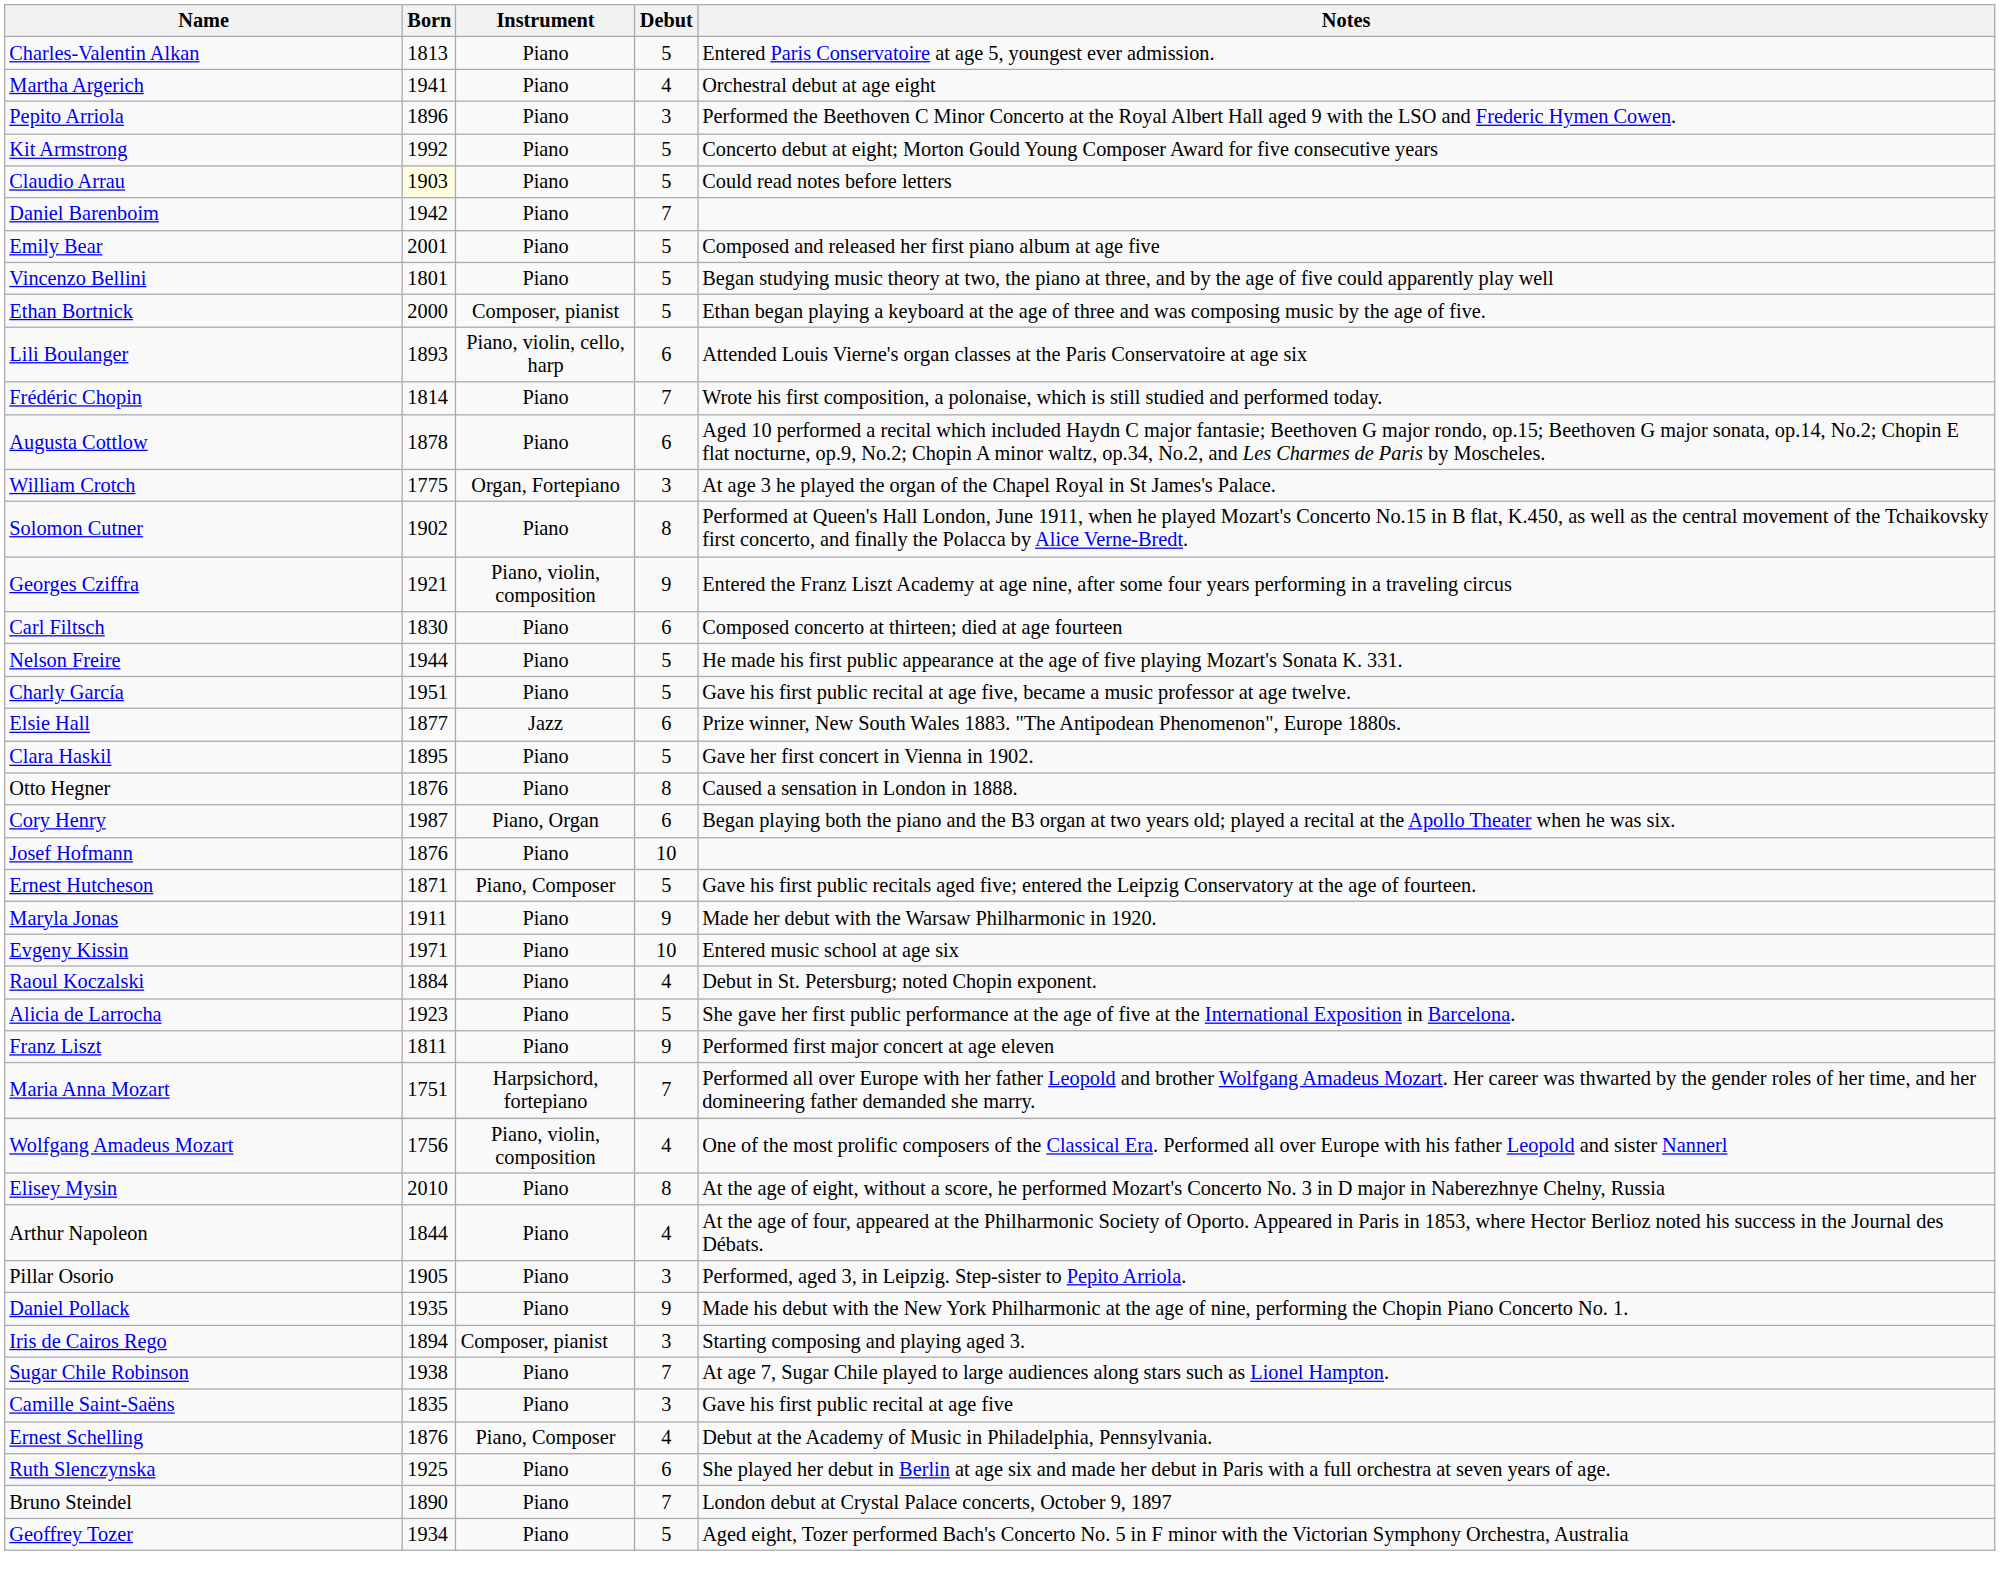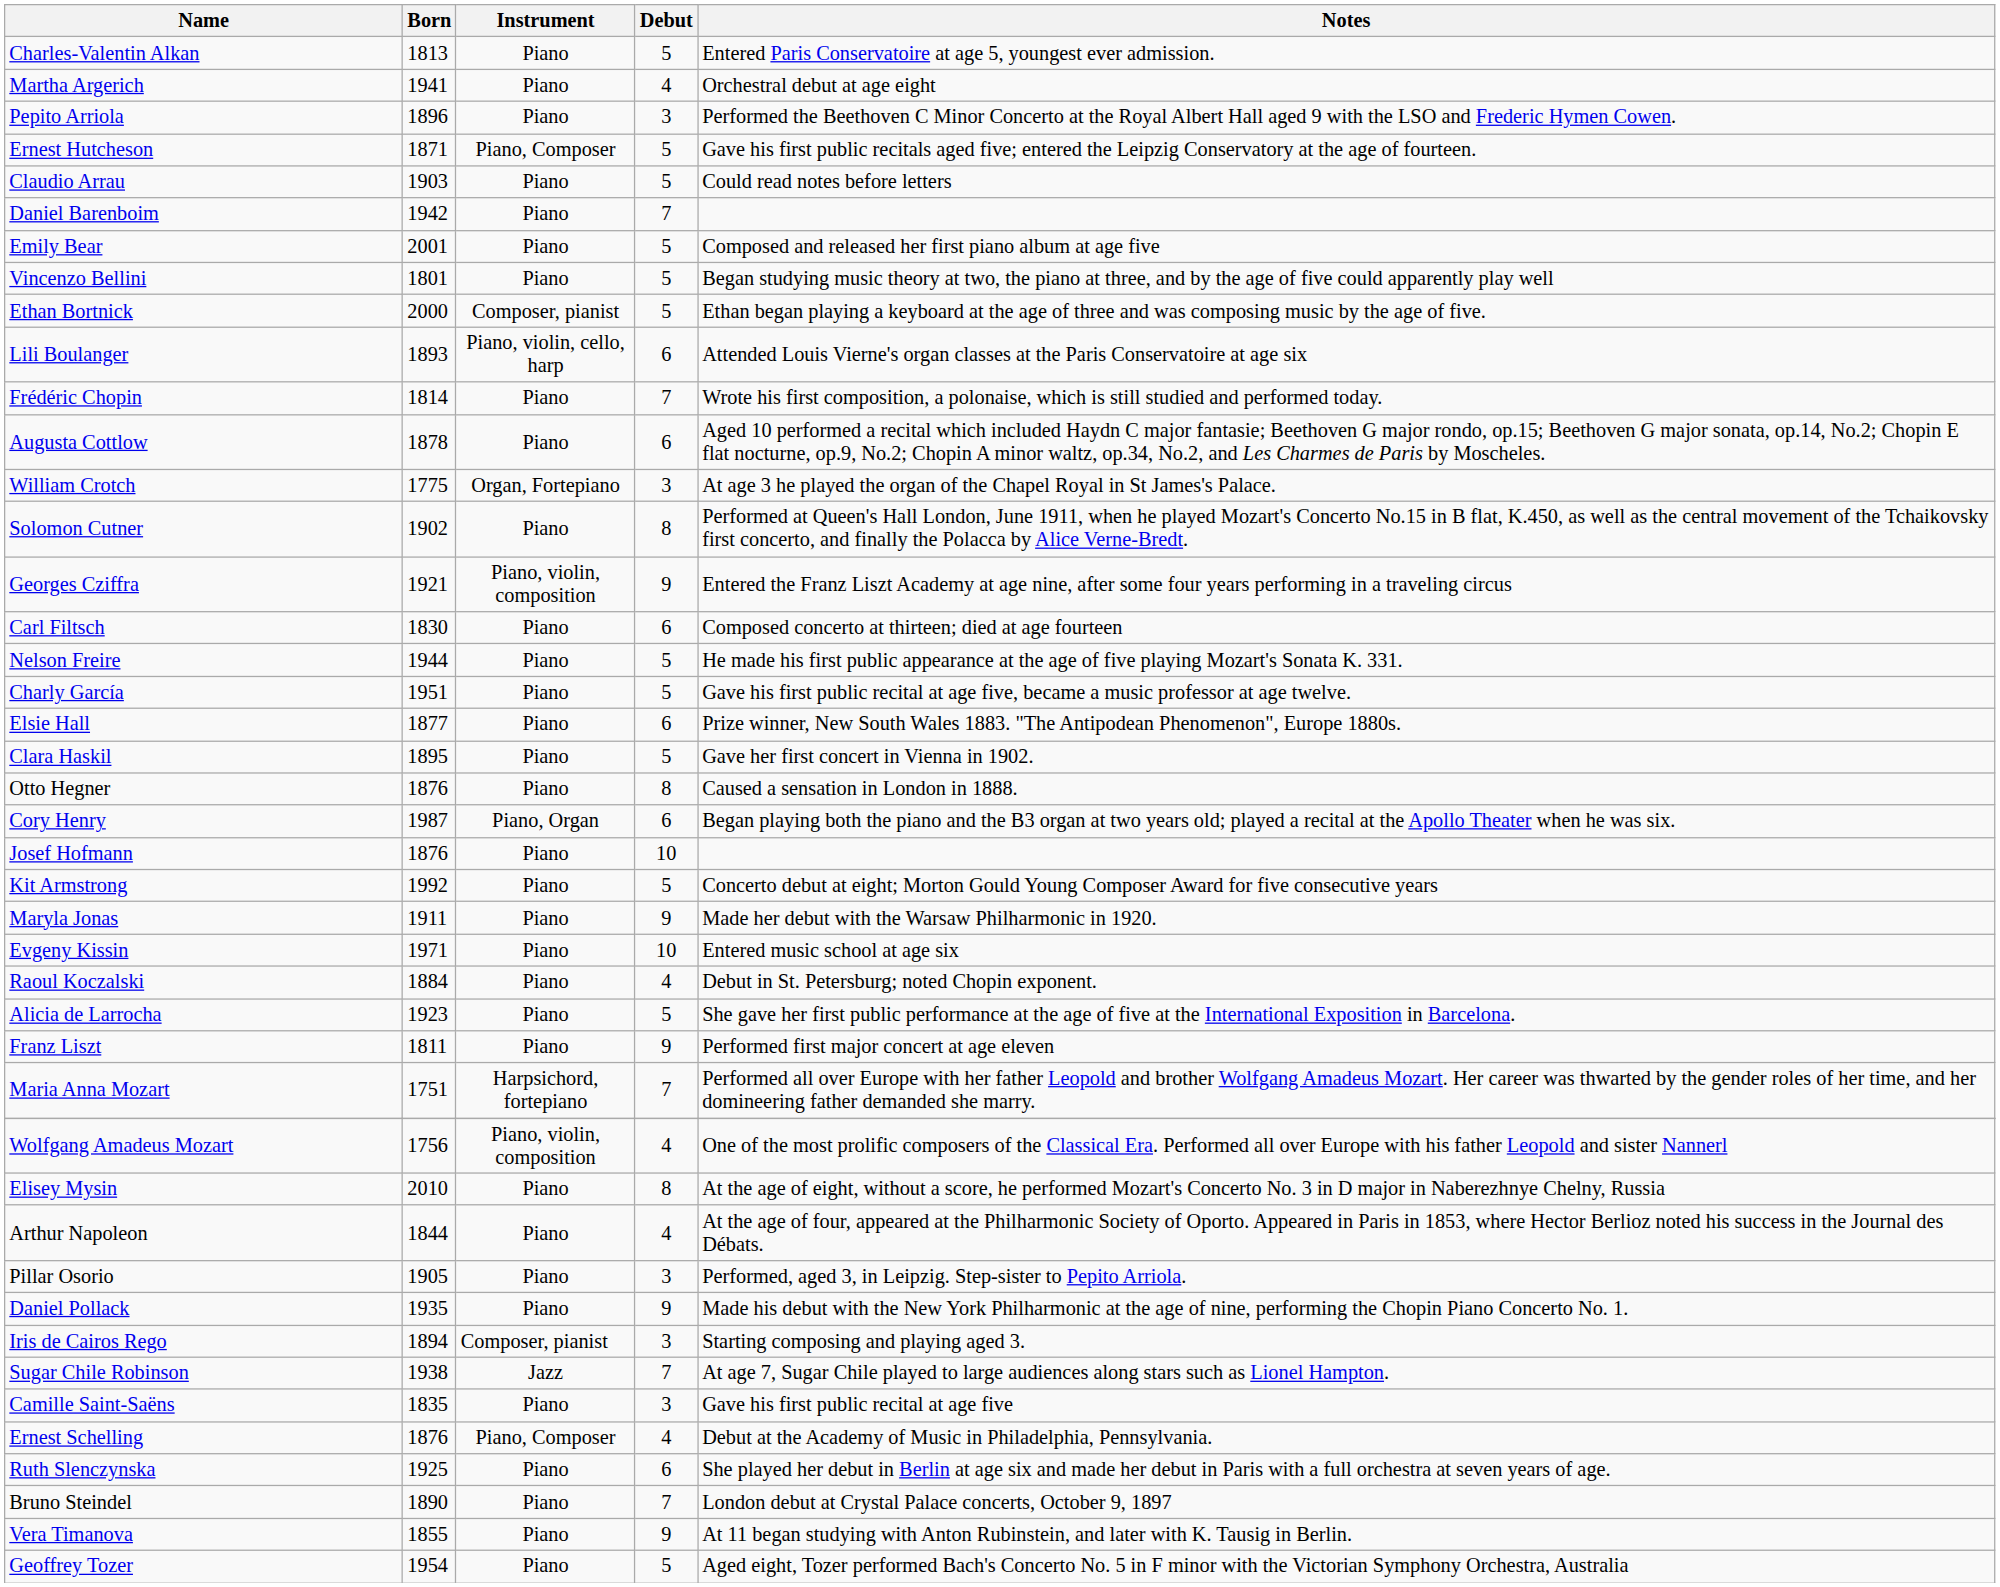rows swapped: (68, 149) <-> (81, 885)
(428, 181) lightyellow background -> (428, 181) no background
(546, 724) Jazz -> (546, 724) Piano
(546, 1373) Piano -> (546, 1373) Jazz
+ row: (71, 1534)
(428, 1534) 1934 -> (428, 1566) 1954
